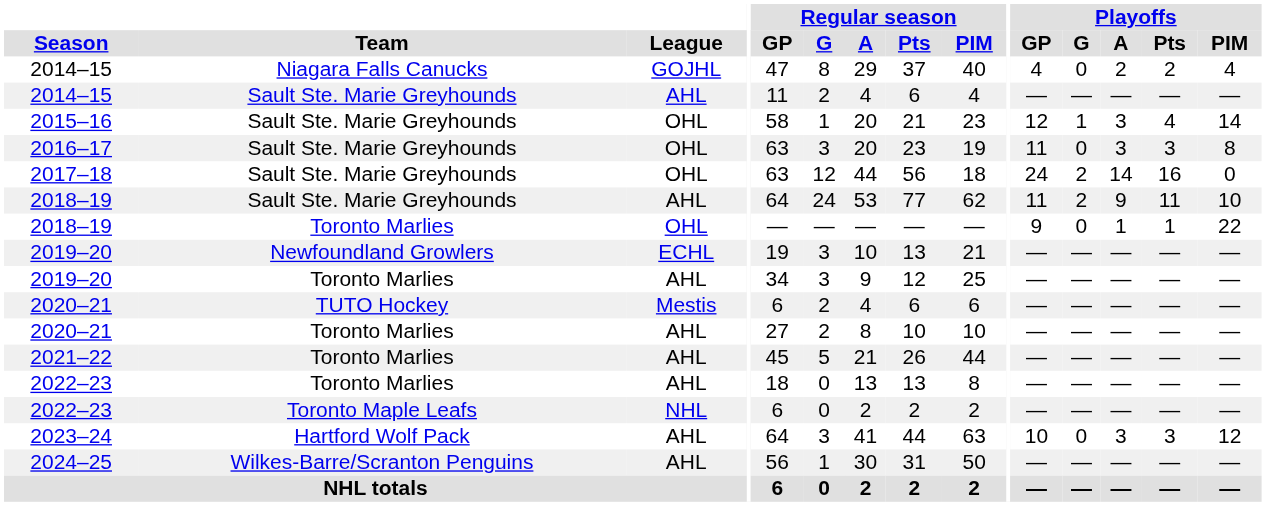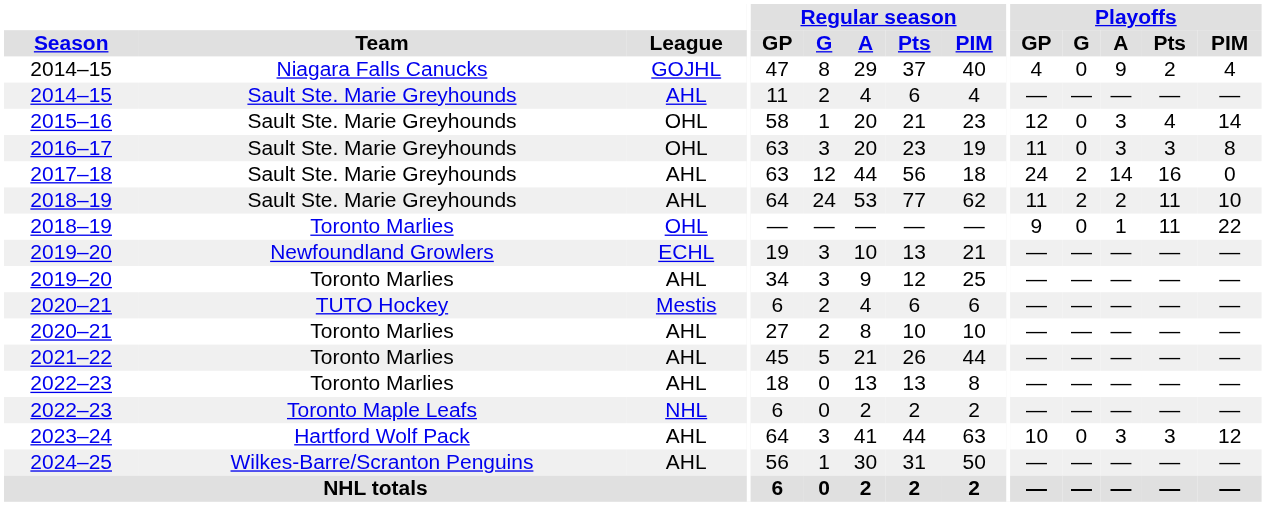(1121, 69) 2 -> (1121, 69) 9
(1081, 121) 1 -> (1081, 121) 0
(686, 174) OHL -> (686, 174) AHL
(1121, 200) 9 -> (1121, 200) 2
(1170, 226) 1 -> (1170, 226) 11
